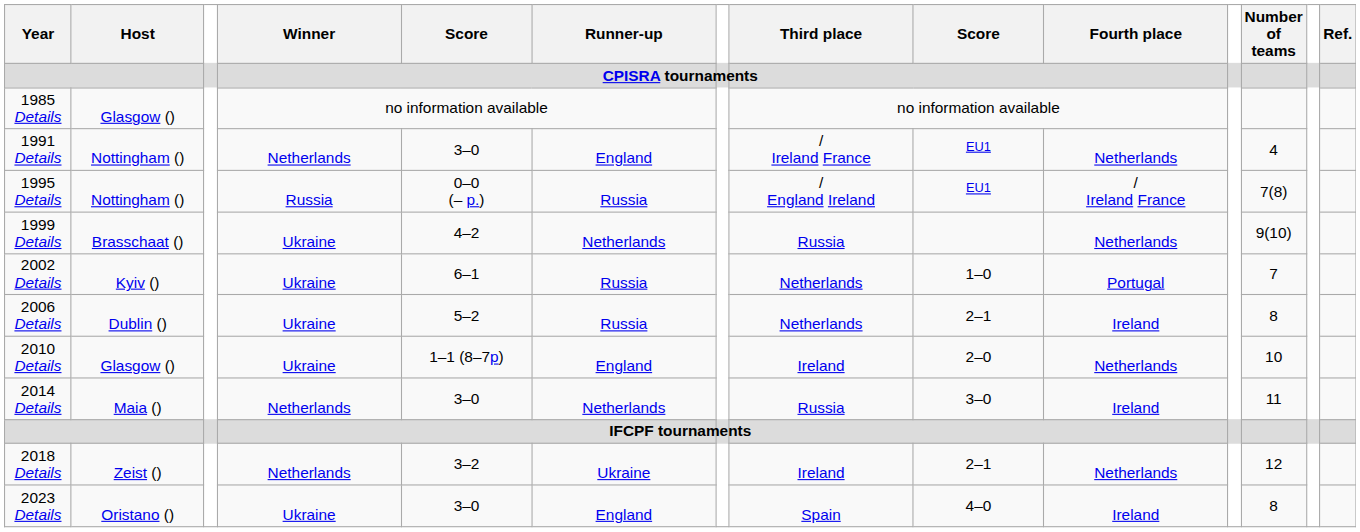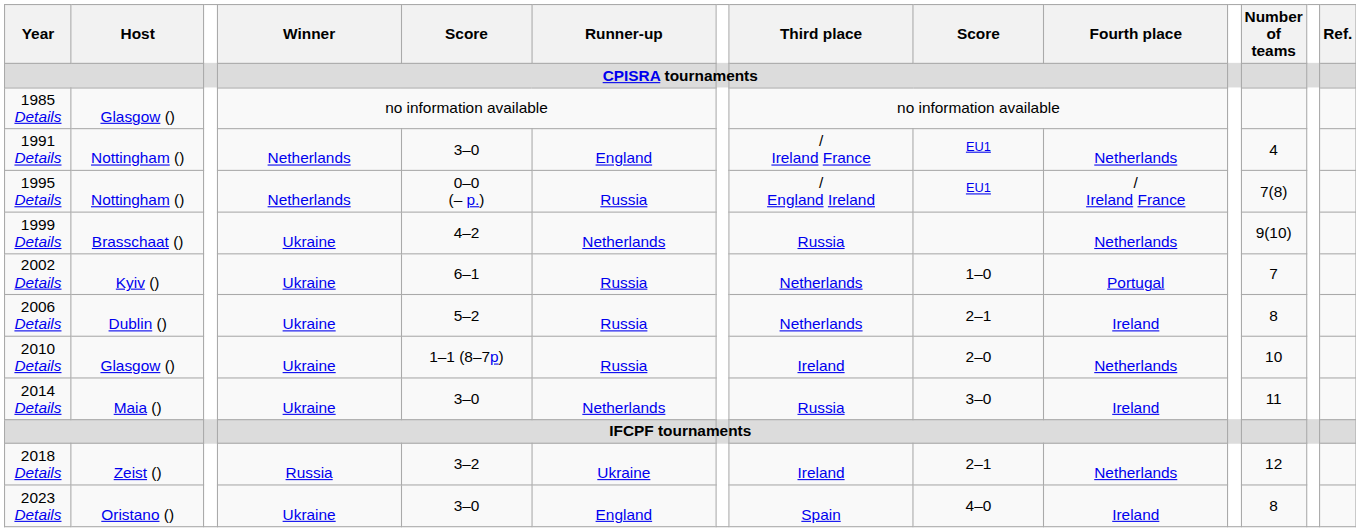(309, 200) Russia -> (309, 200) Netherlands
(624, 366) England -> (624, 366) Russia
(309, 407) Netherlands -> (309, 407) Ukraine
(309, 473) Netherlands -> (309, 473) Russia
